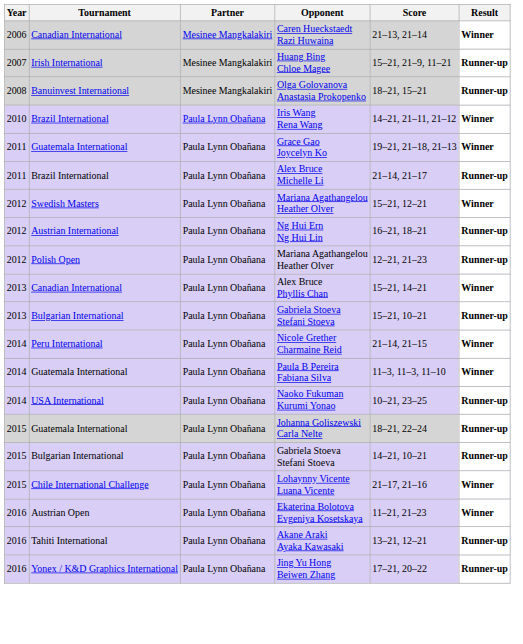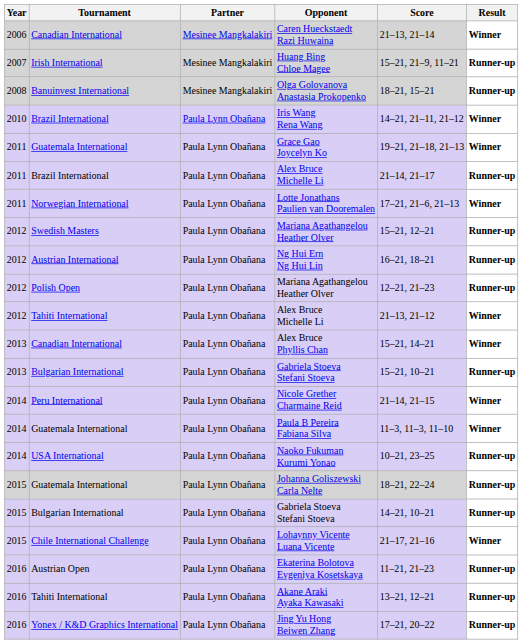+ row: (80, 204)
(478, 204) Winner -> (492, 232) Runner-up
+ row: (69, 316)
(478, 513) Winner -> (492, 569) Runner-up
